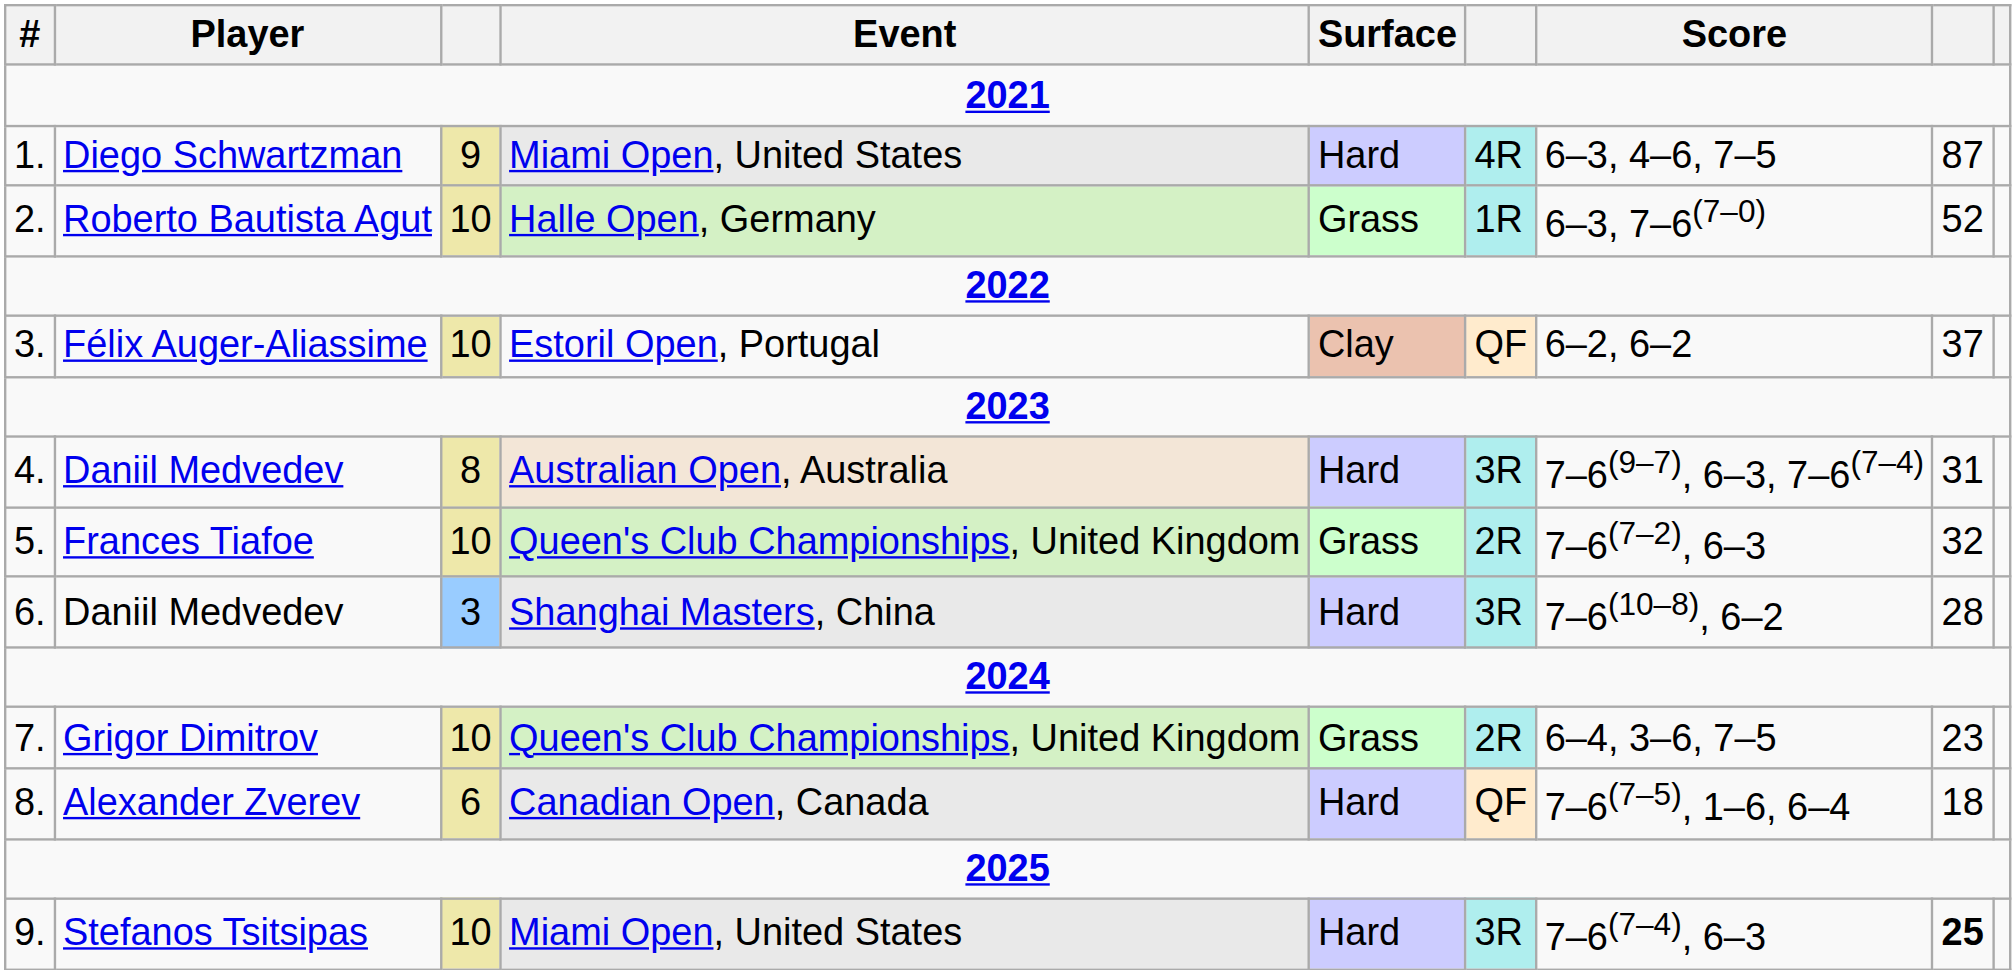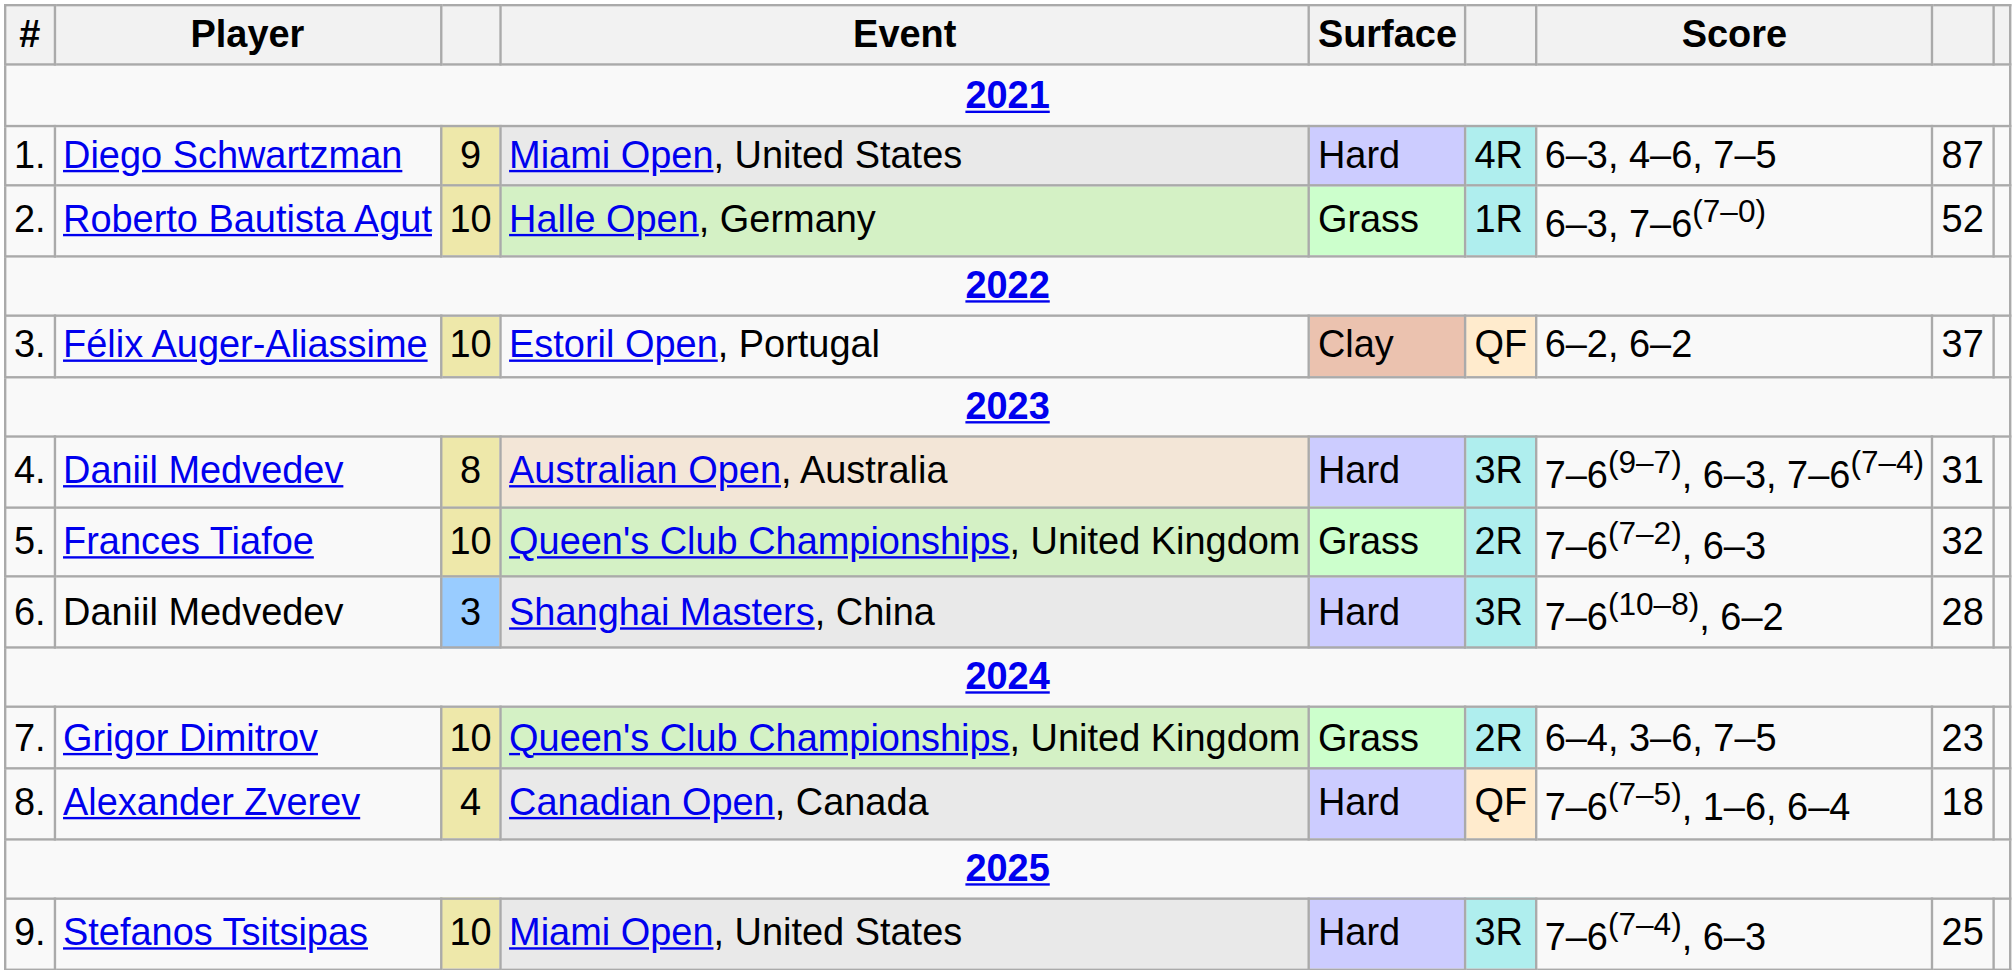(470, 802) 6 -> (470, 802) 4
(1963, 932) bold -> (1963, 932) normal
